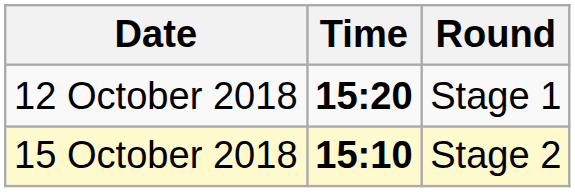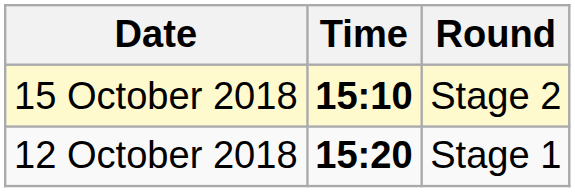rows swapped: (156, 95) <-> (156, 155)
